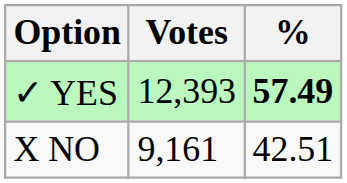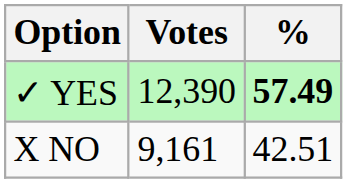(187, 90) 12,393 -> (187, 90) 12,390
